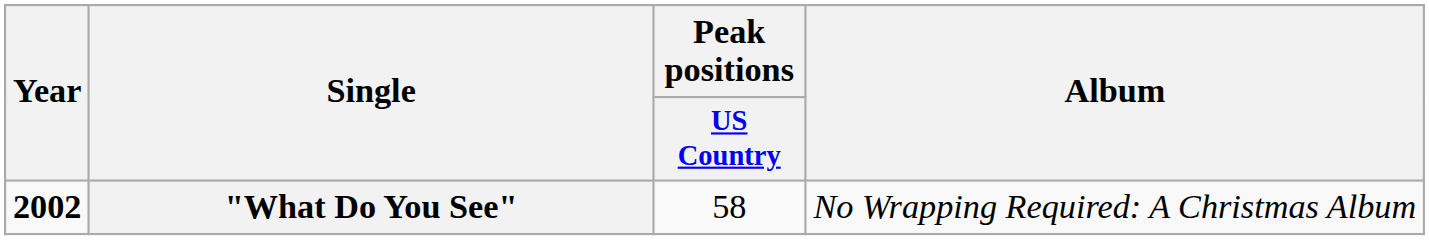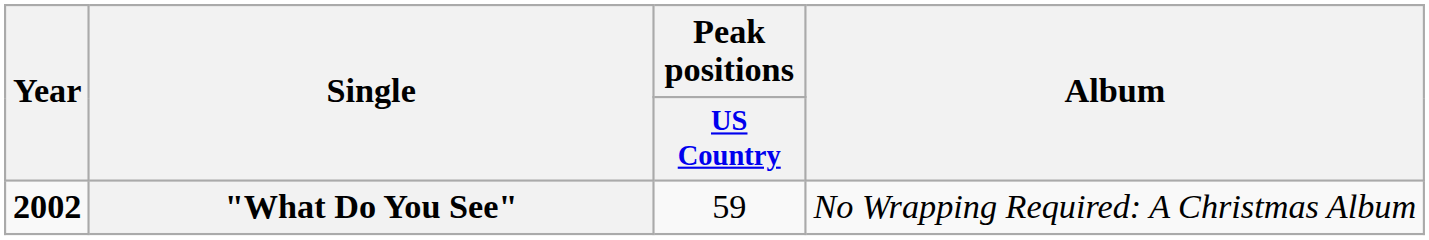(729, 206) 58 -> (729, 206) 59
